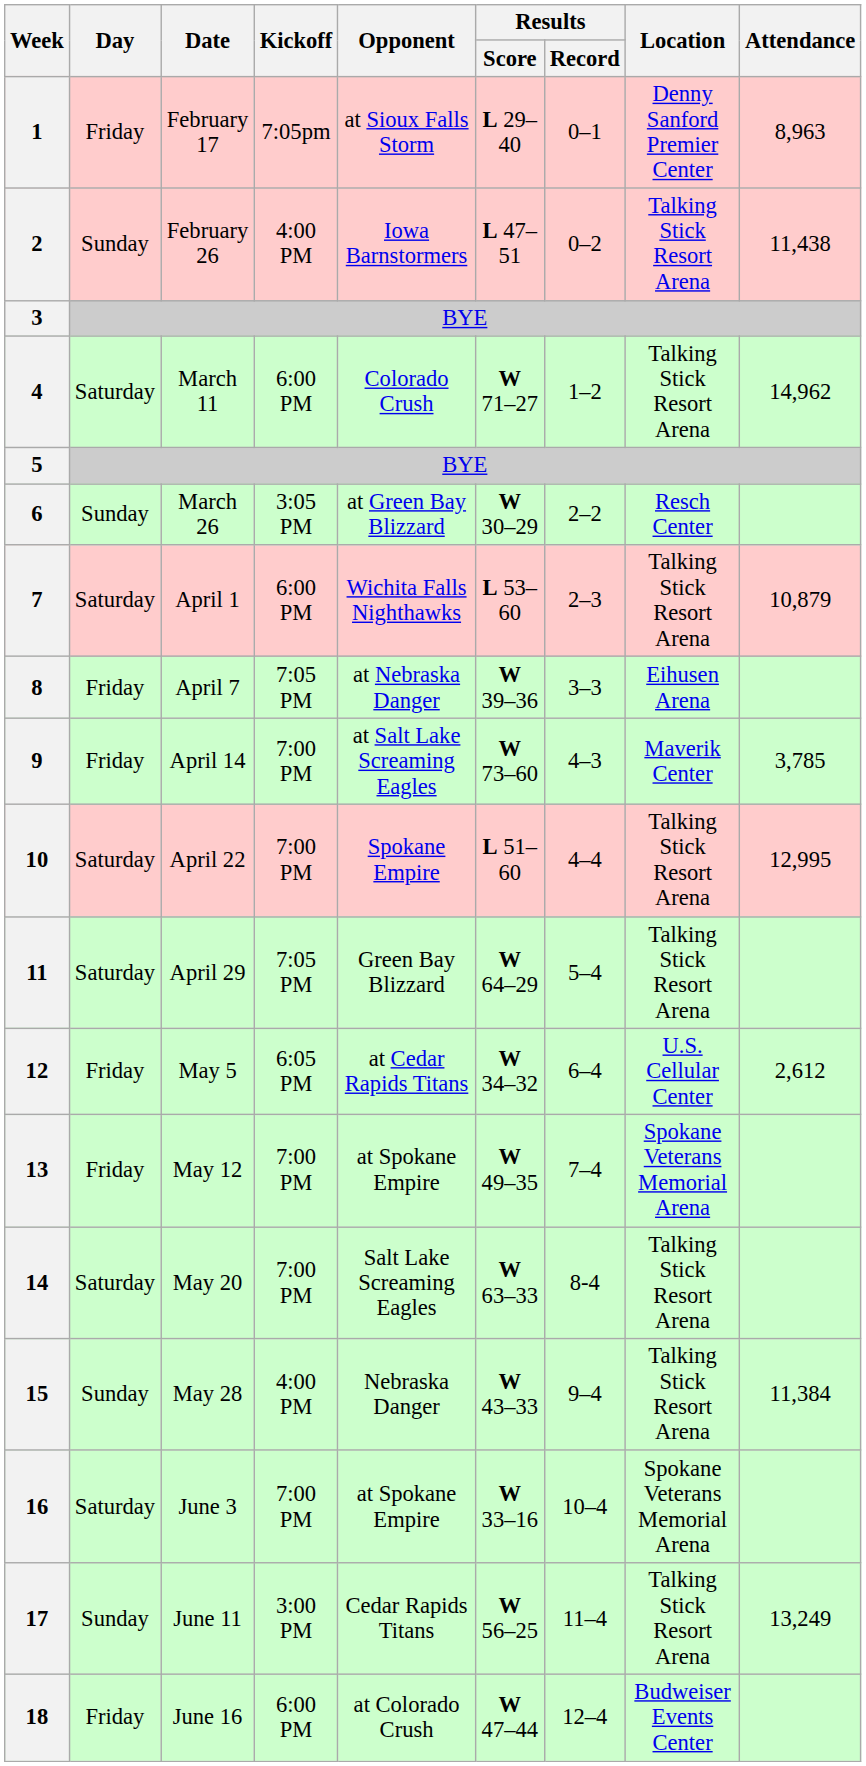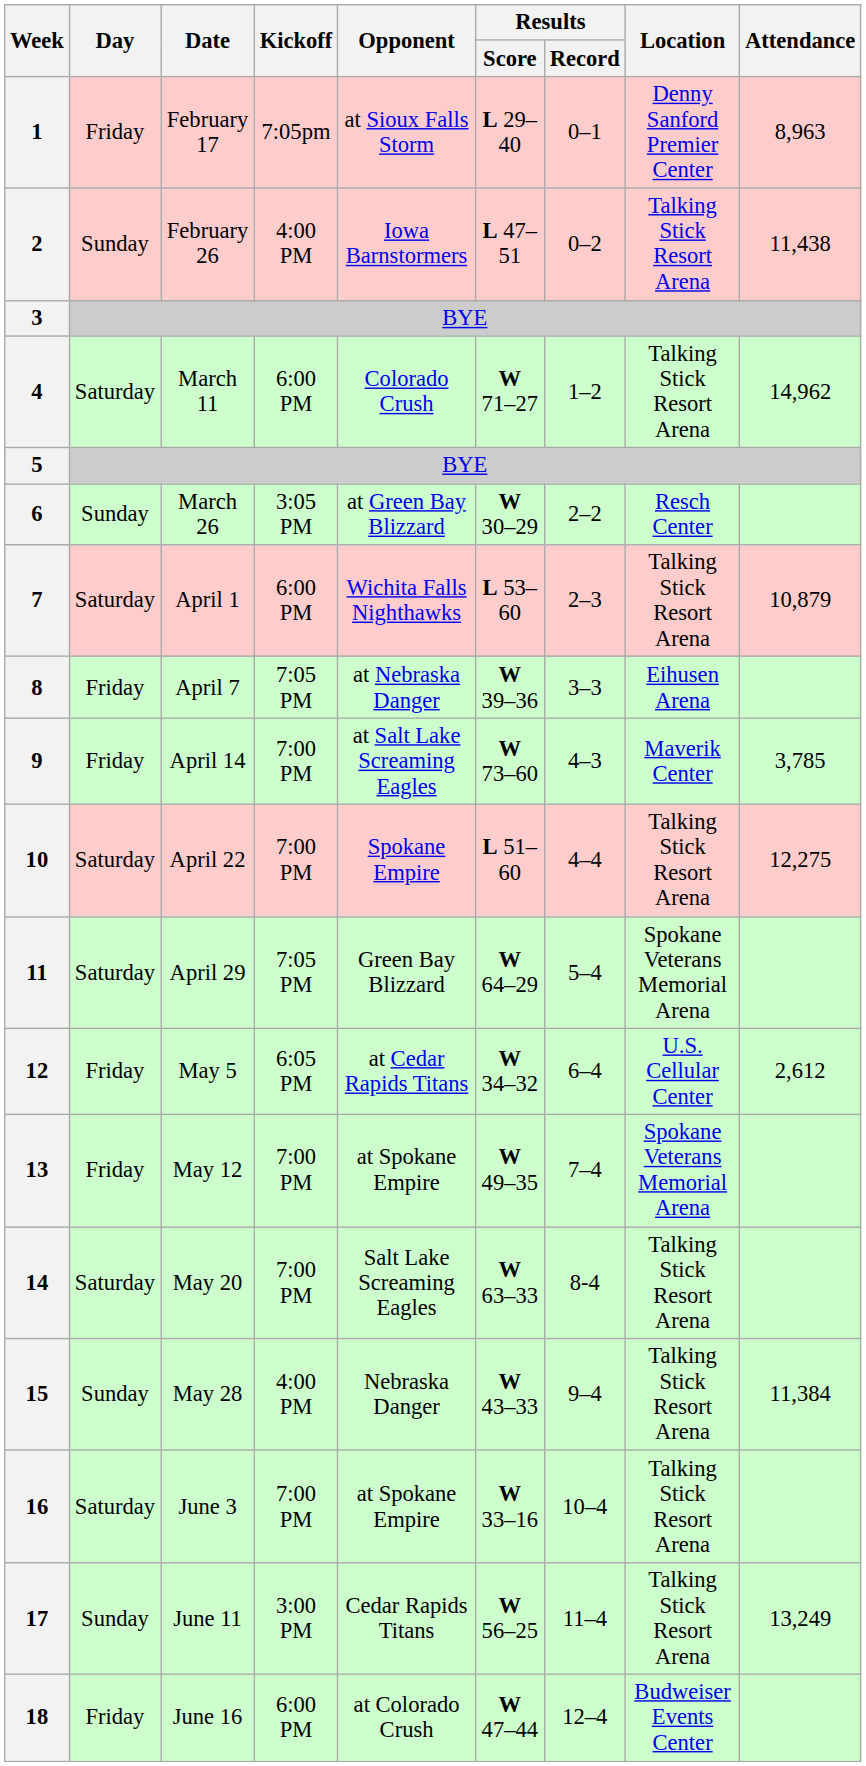(800, 860) 12,995 -> (800, 860) 12,275
(683, 972) Talking Stick Resort Arena -> (683, 972) Spokane Veterans Memorial Arena
(683, 1506) Spokane Veterans Memorial Arena -> (683, 1506) Talking Stick Resort Arena
